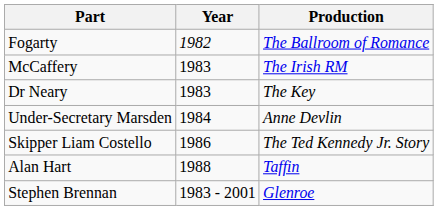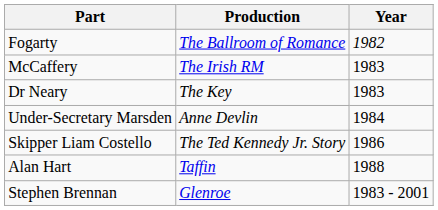columns swapped: (346, 17) <-> (217, 17)
